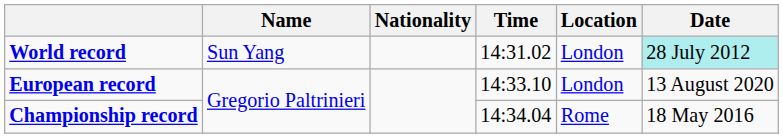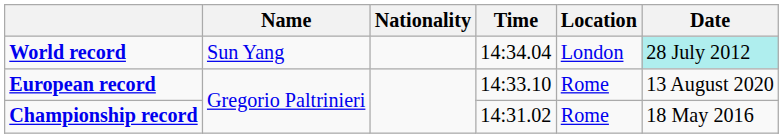(516, 52) 14:31.02 -> (516, 52) 14:34.04
(592, 84) London -> (585, 84) Rome
(516, 116) 14:34.04 -> (516, 116) 14:31.02
